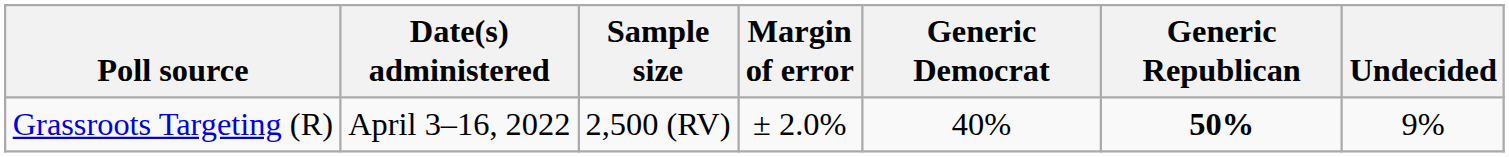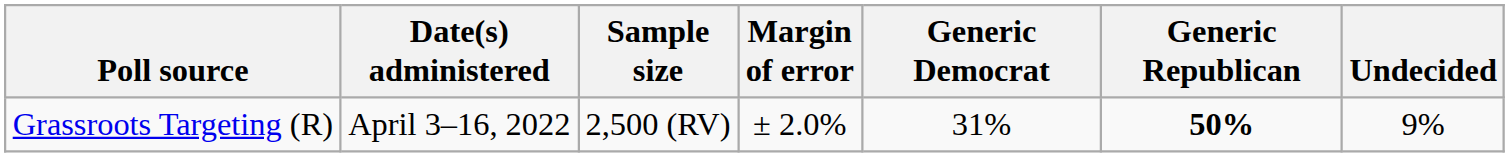(982, 123) 40% -> (982, 123) 31%
